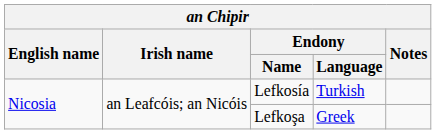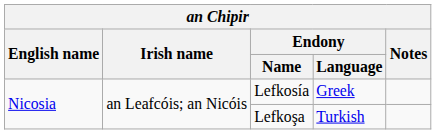(340, 91) Turkish -> (336, 91) Greek
(336, 116) Greek -> (340, 116) Turkish
